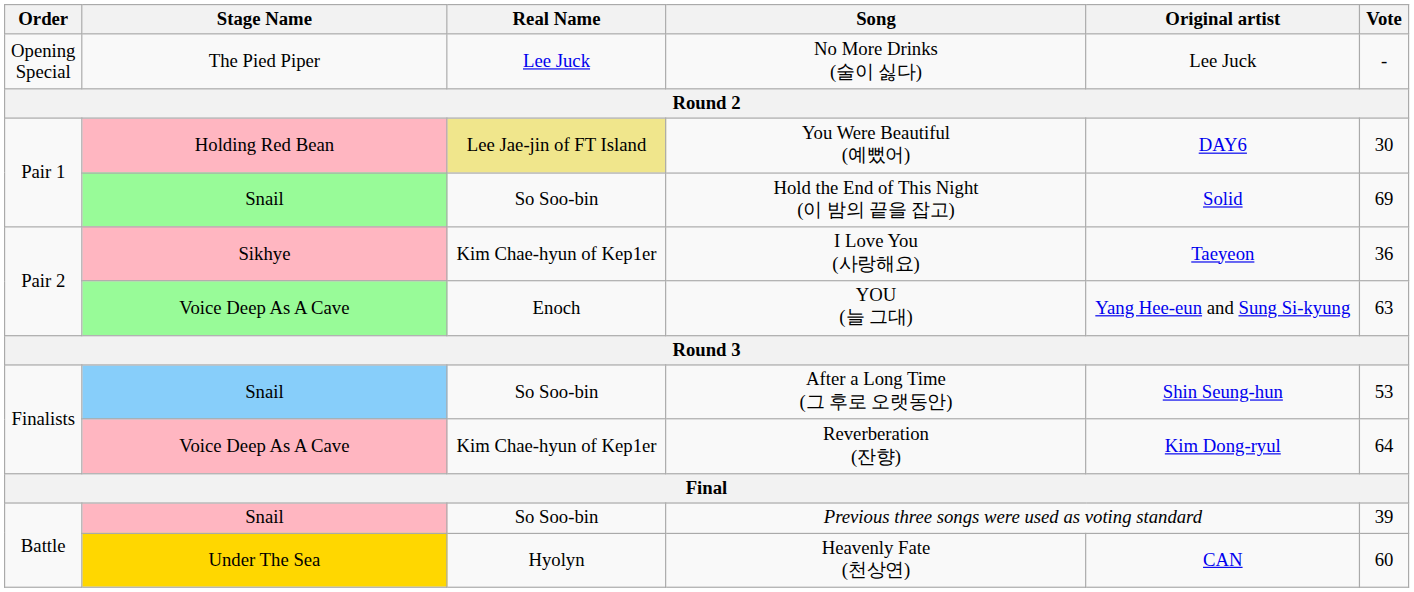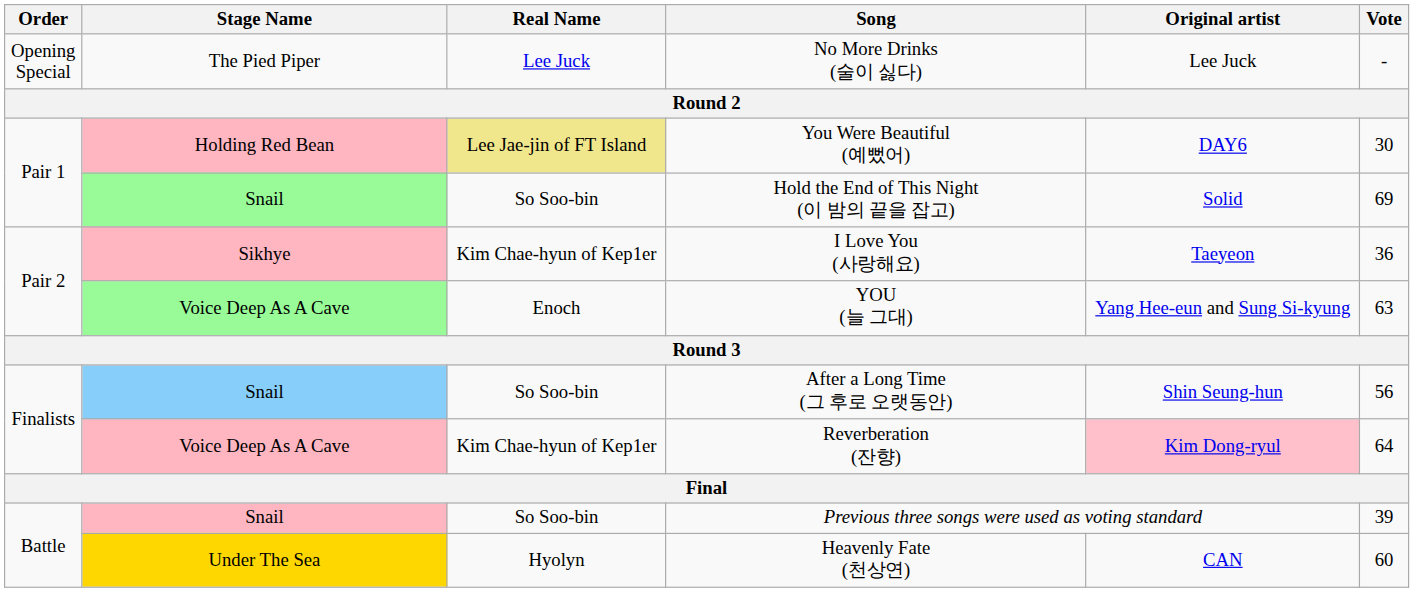(1384, 391) 53 -> (1384, 391) 56
(1223, 446) no background -> (1223, 446) pink background
